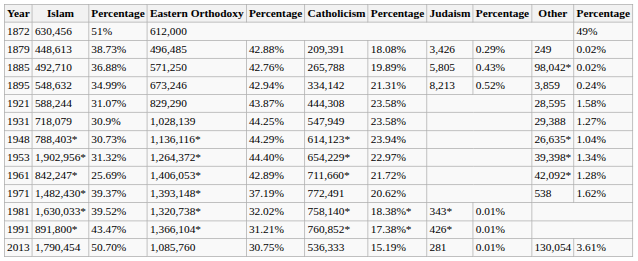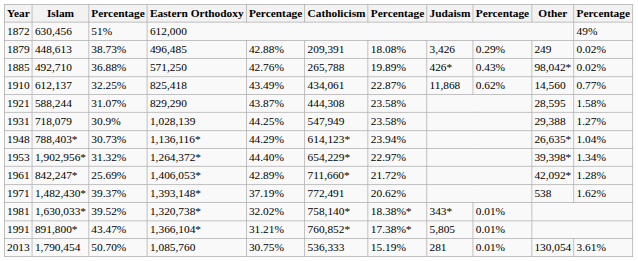(442, 67) 5,805 -> (441, 67) 426*
- row: (18, 85)
+ row: (18, 85)
(441, 229) 426* -> (442, 229) 5,805
